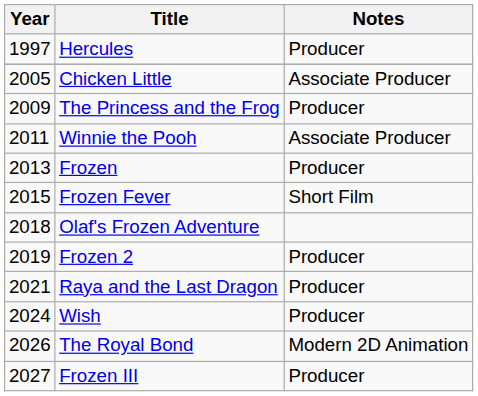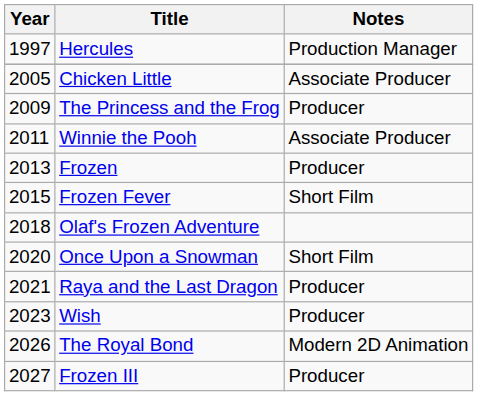(326, 49) Producer -> (373, 49) Production Manager
- row: (96, 256)
+ row: (159, 256)
(30, 316) 2024 -> (30, 316) 2023
